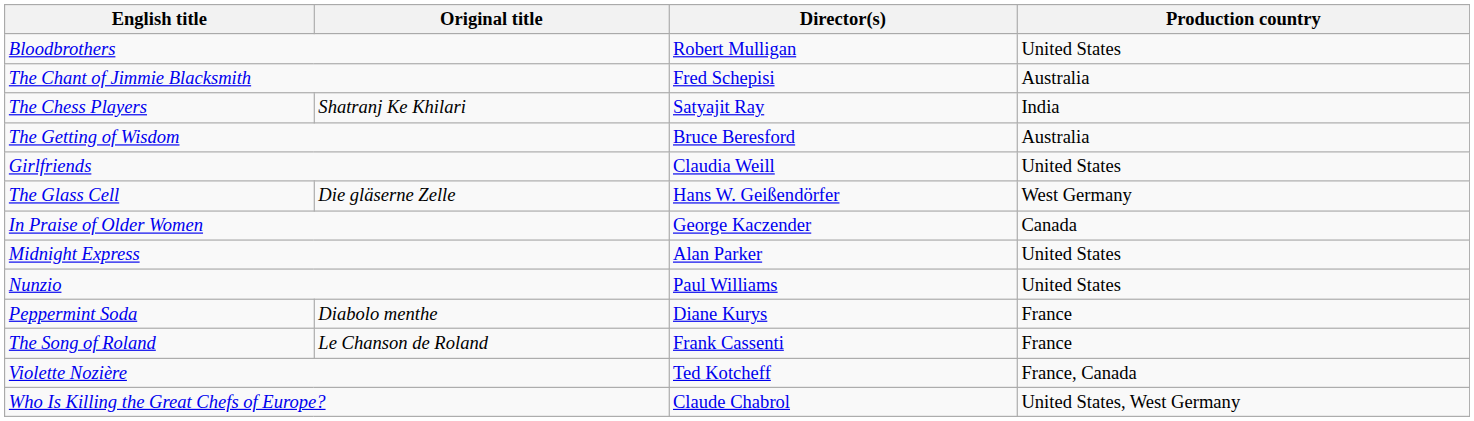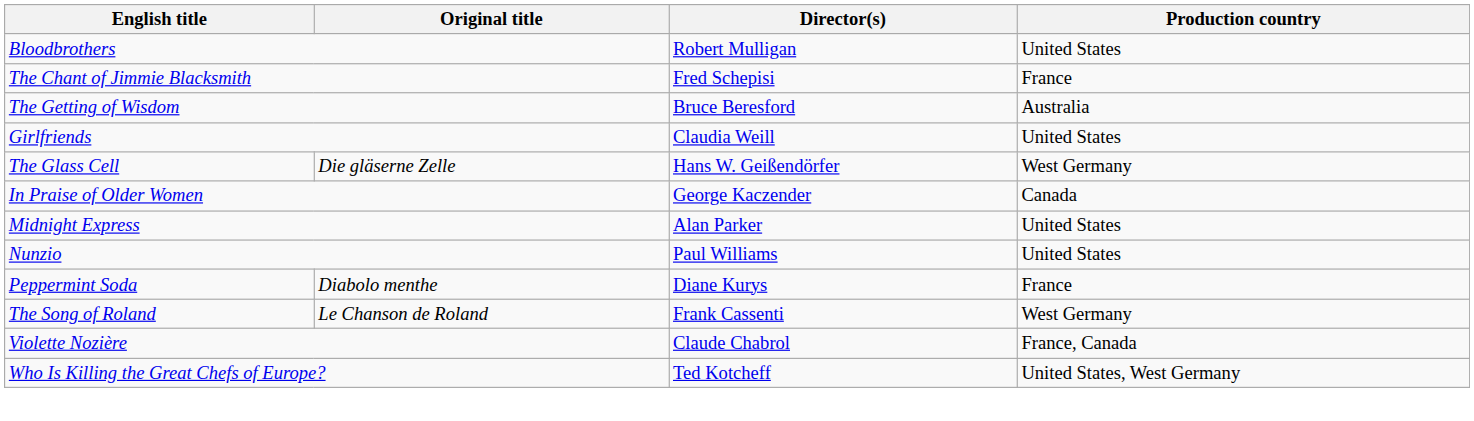(1055, 78) Australia -> (1047, 78) France
- row: (78, 107)
(1047, 343) France -> (1077, 313) West Germany
(722, 372) Ted Kotcheff -> (732, 343) Claude Chabrol
(732, 401) Claude Chabrol -> (722, 372) Ted Kotcheff
